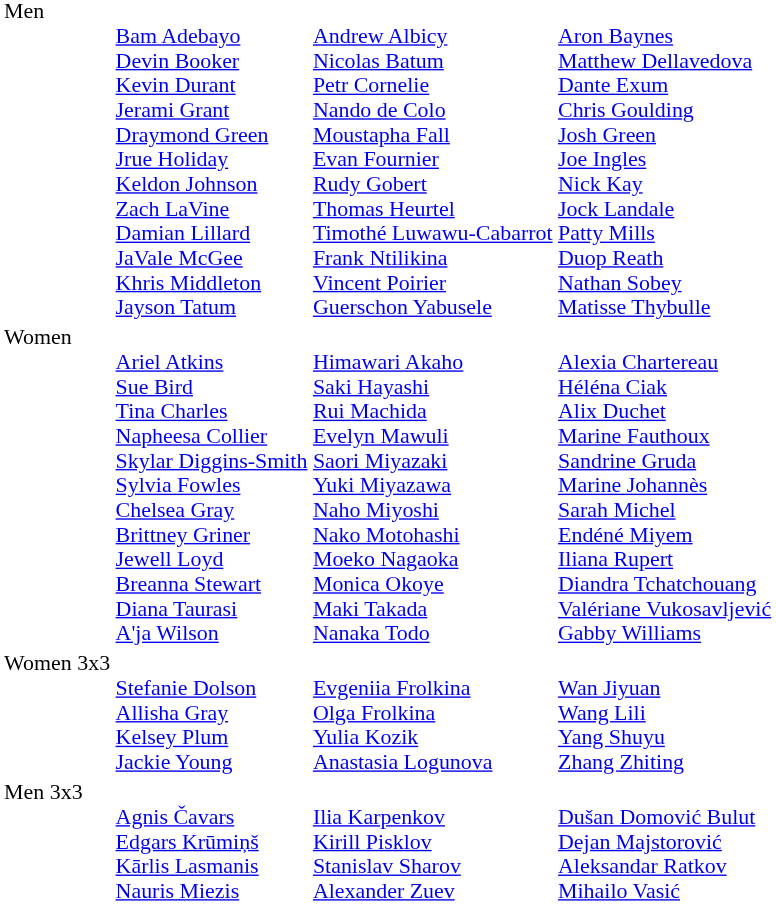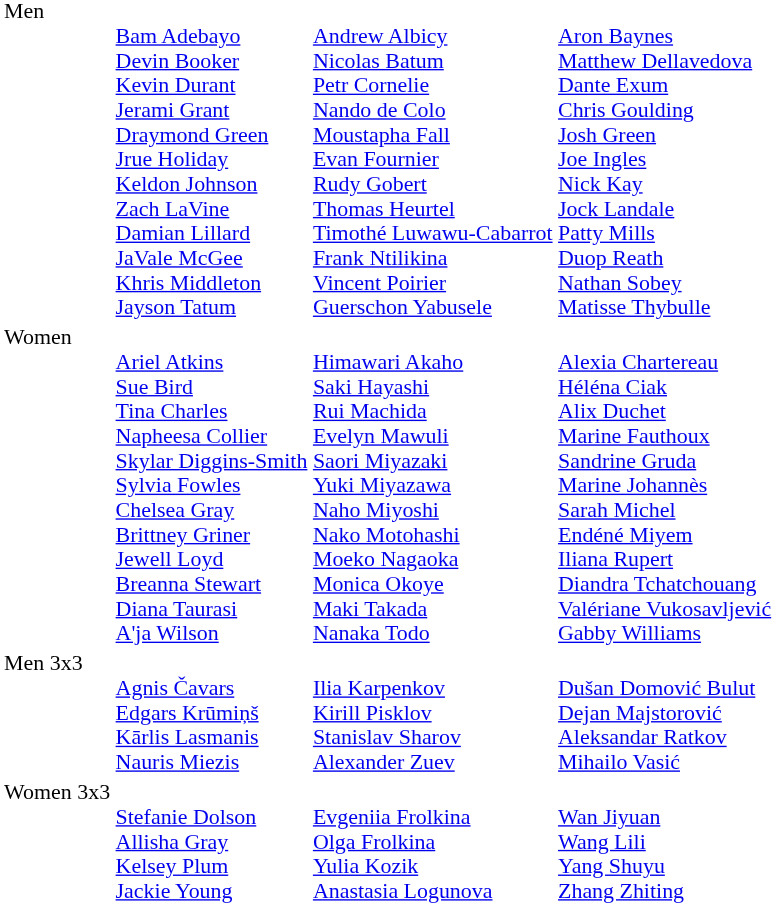rows swapped: (43, 792) <-> (57, 663)
